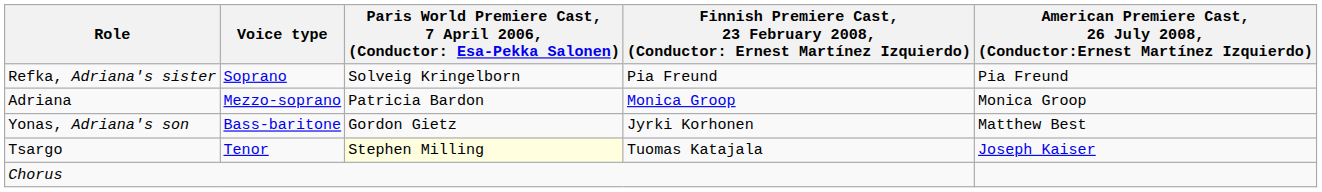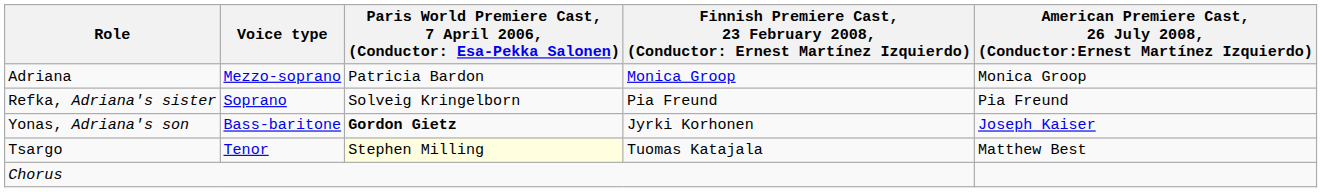rows swapped: (40, 101) <-> (112, 76)
(403, 125) normal -> (403, 125) bold
(1032, 125) Matthew Best -> (1037, 125) Joseph Kaiser
(1037, 150) Joseph Kaiser -> (1032, 150) Matthew Best
